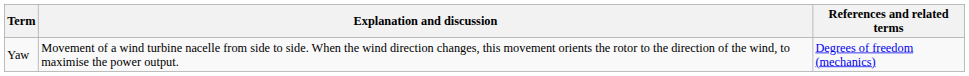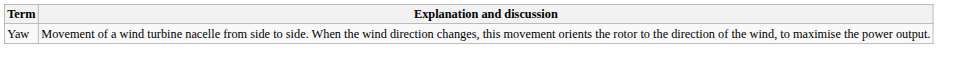- column: (889, 21)
